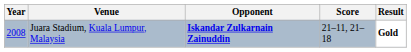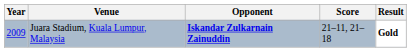(16, 34) 2008 -> (16, 34) 2009
